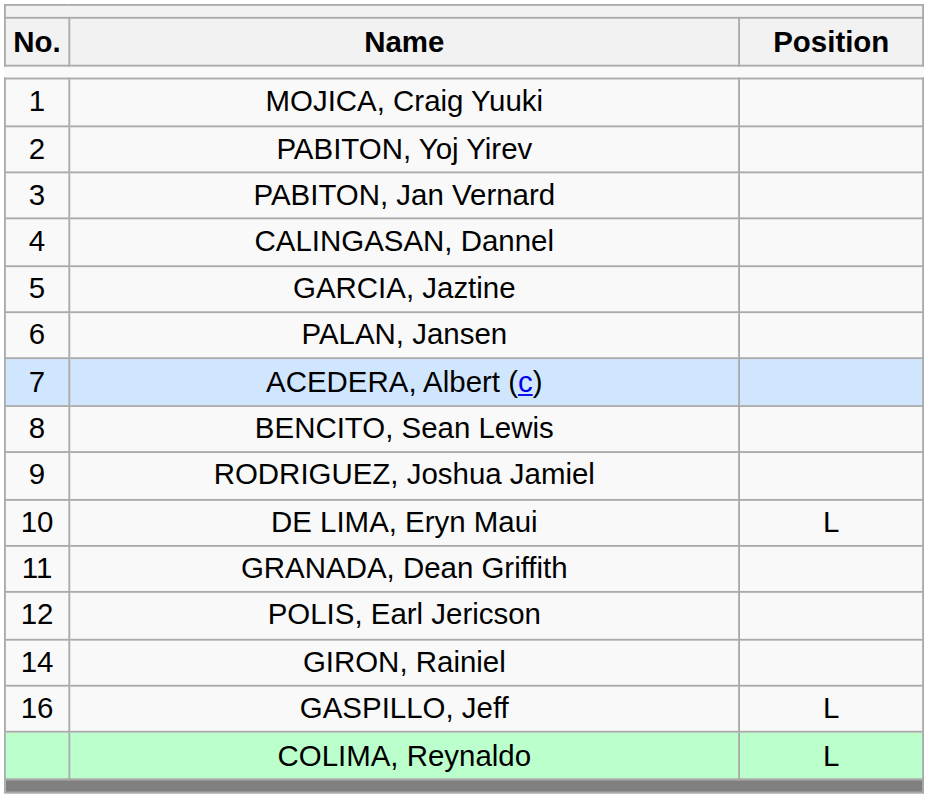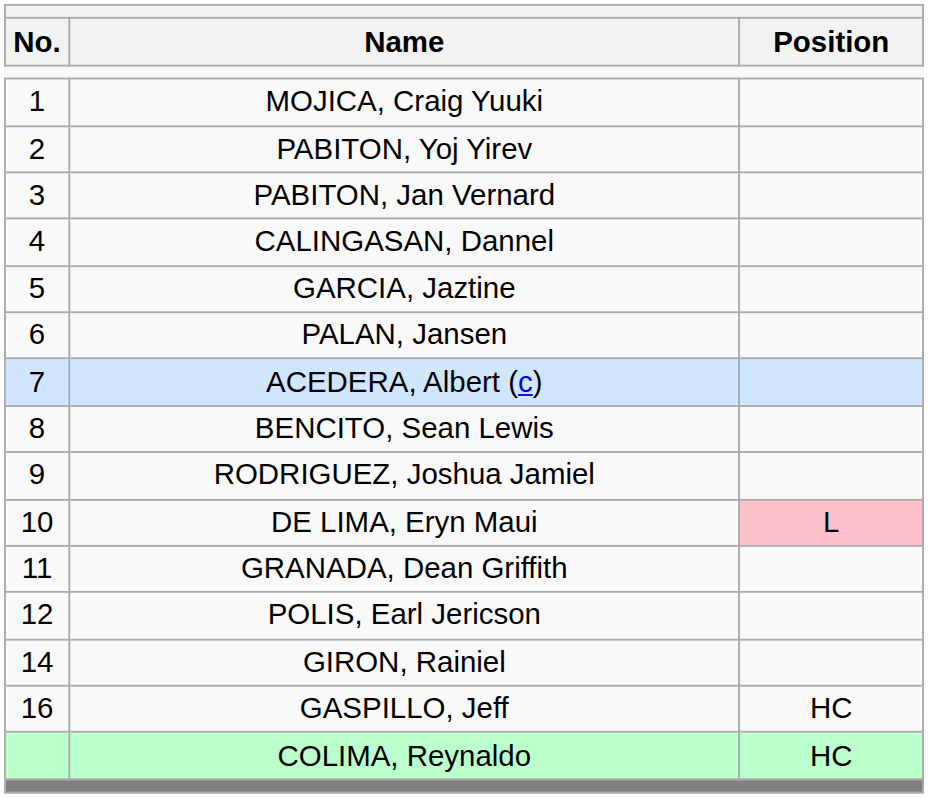(831, 521) no background -> (831, 521) pink background
(831, 708) L -> (831, 708) HC
(831, 755) L -> (831, 755) HC
